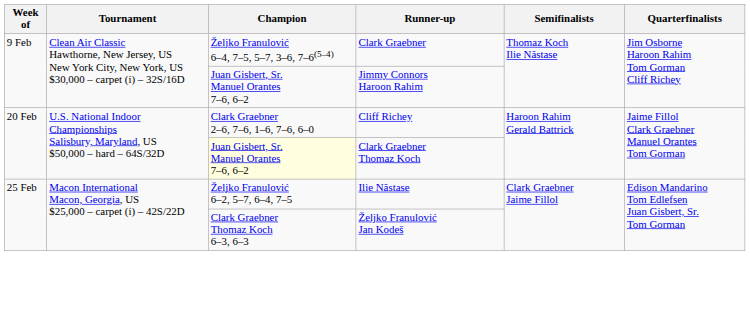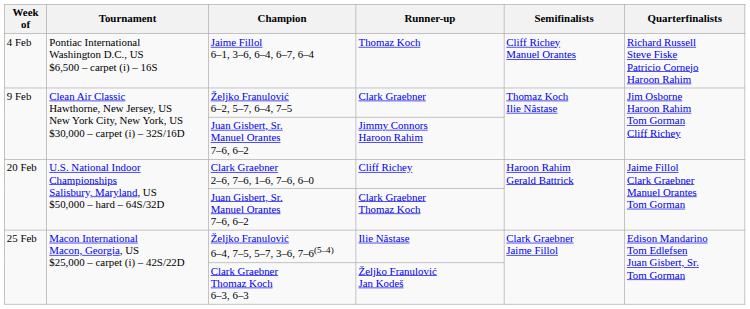+ row: (389, 42)
(272, 50) Željko Franulović 6–4, 7–5, 5–7, 3–6, 7–6(5–4) -> (251, 102) Željko Franulović 6–2, 5–7, 6–4, 7–5
(247, 158) lightyellow background -> (247, 209) no background
(251, 194) Željko Franulović 6–2, 5–7, 6–4, 7–5 -> (272, 246) Željko Franulović 6–4, 7–5, 5–7, 3–6, 7–6(5–4)
